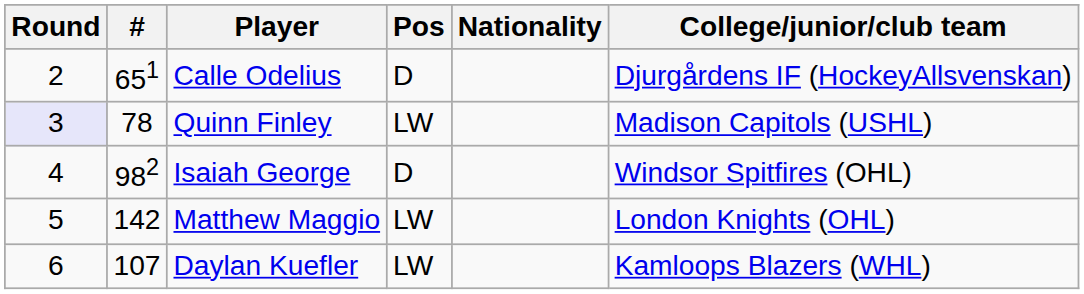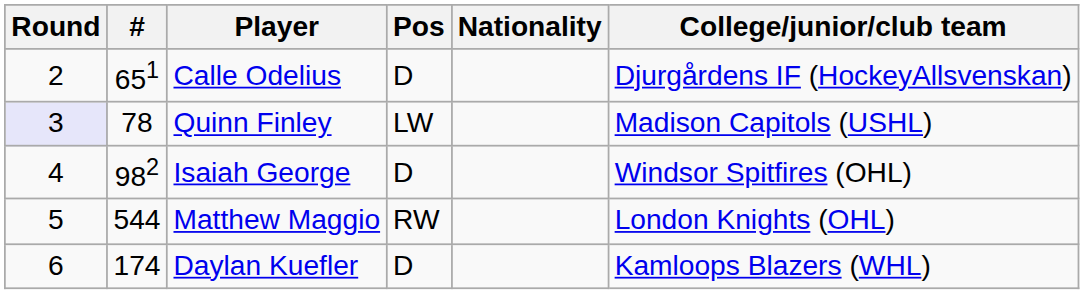(137, 220) 142 -> (137, 220) 544
(413, 220) LW -> (416, 220) RW
(137, 265) 107 -> (137, 265) 174
(413, 265) LW -> (403, 265) D
